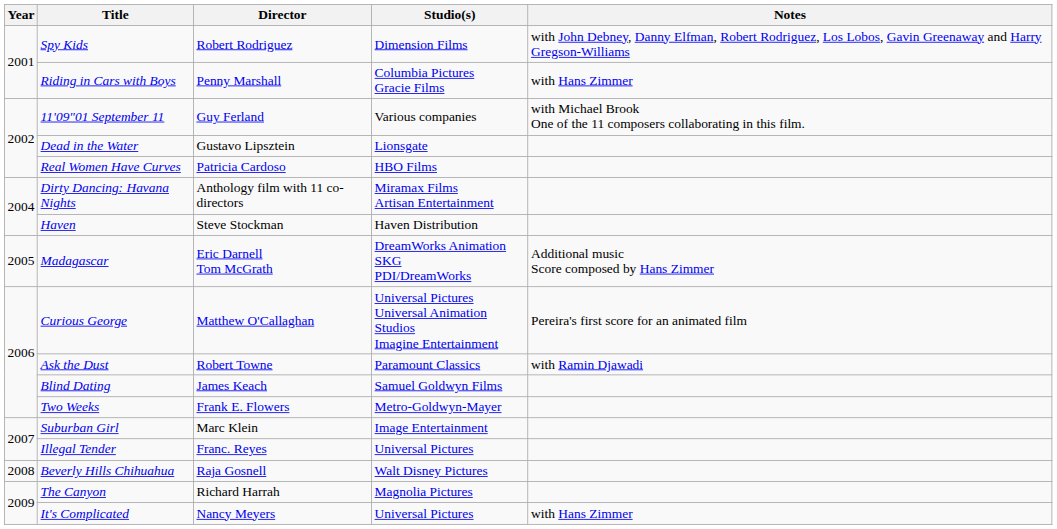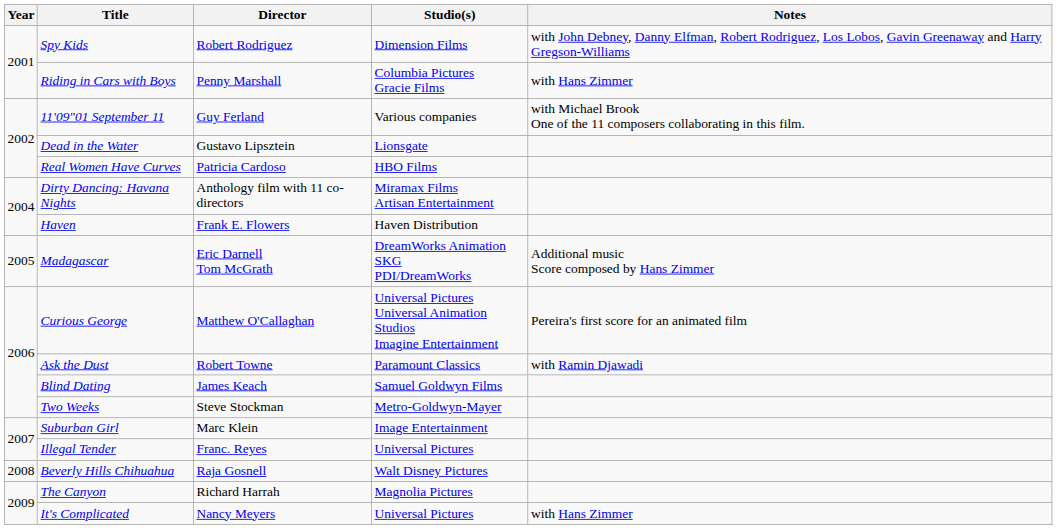(240, 224) Steve Stockman -> (243, 224) Frank E. Flowers
(243, 407) Frank E. Flowers -> (240, 407) Steve Stockman
